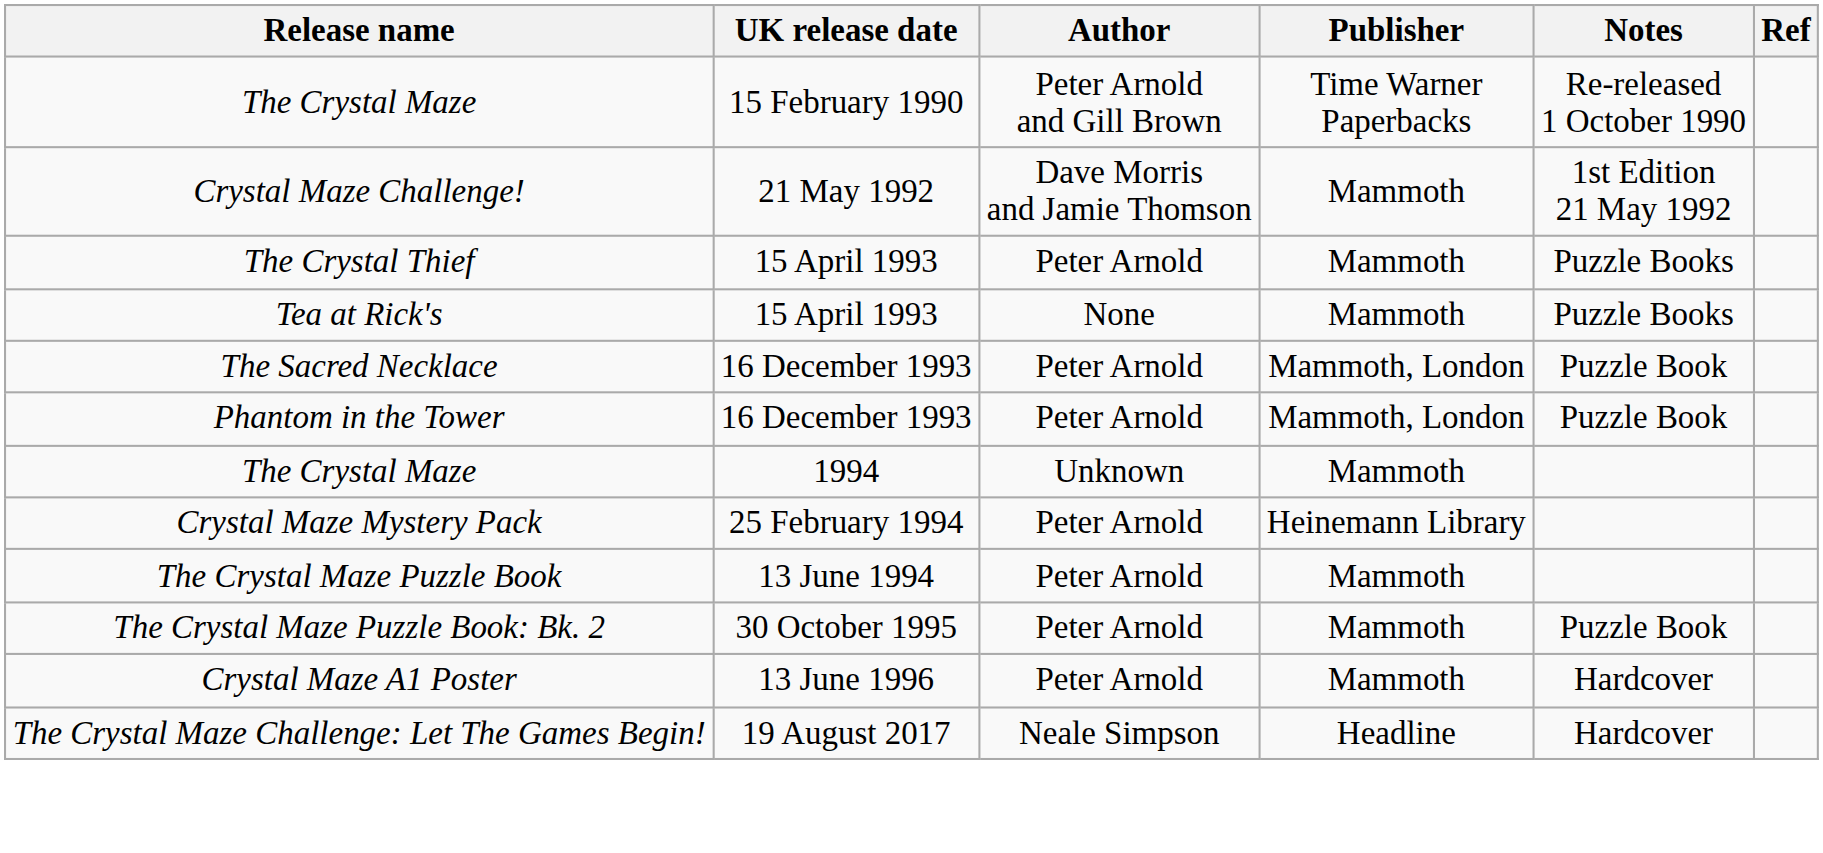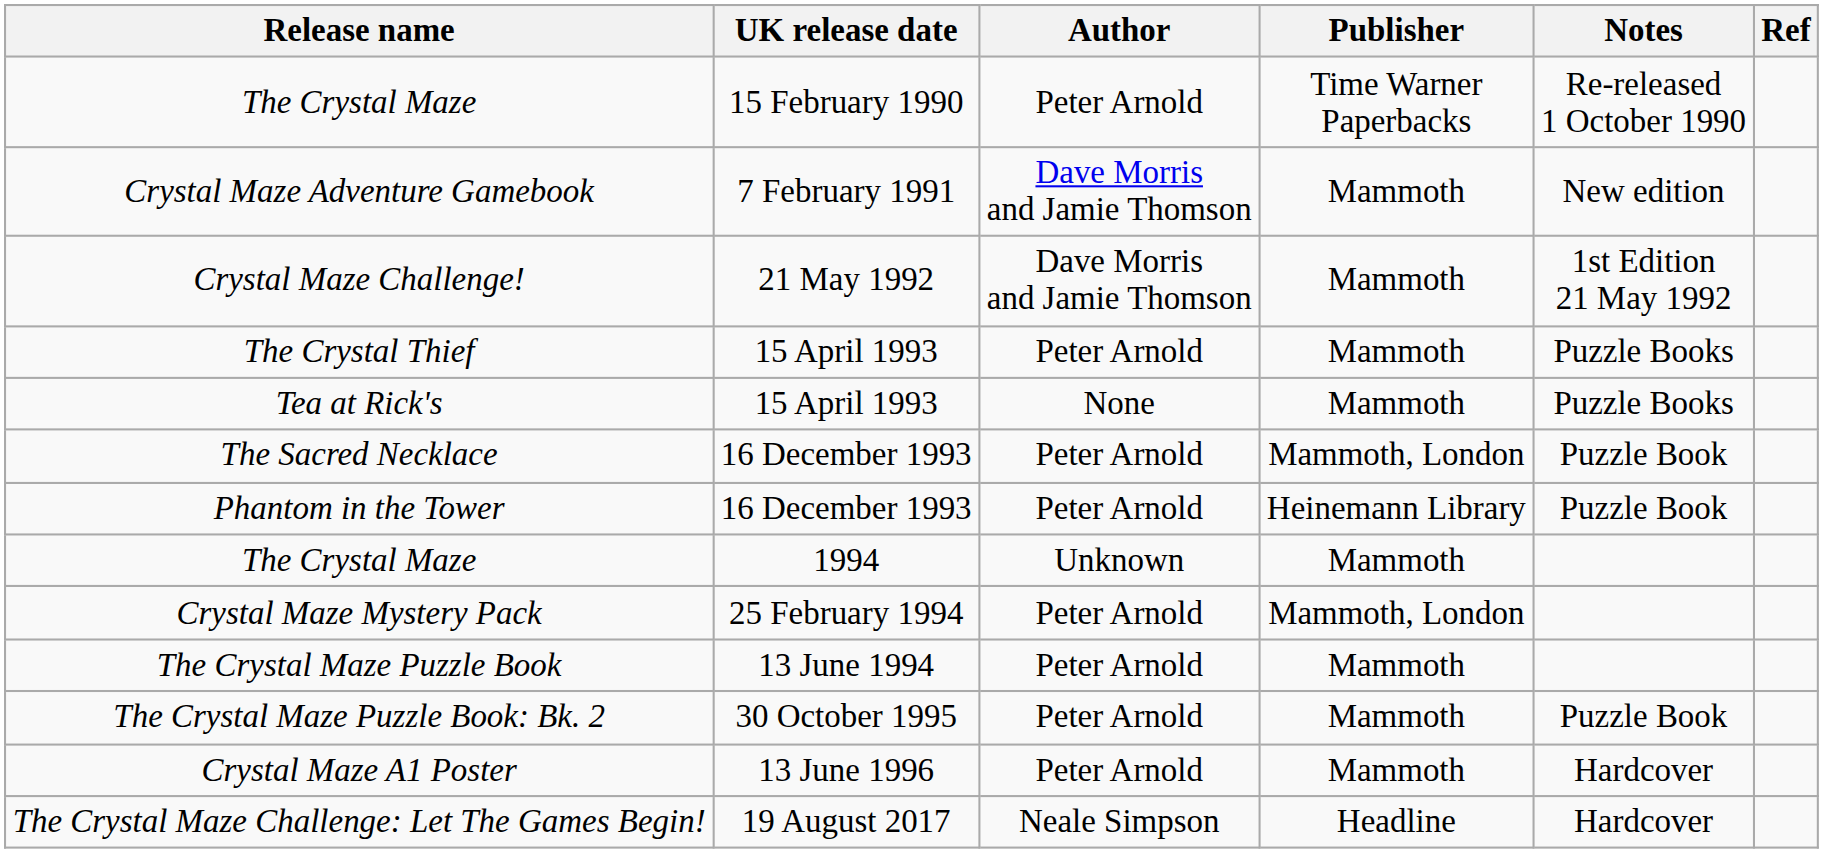(1119, 101) Peter Arnold and Gill Brown -> (1119, 101) Peter Arnold
+ row: (359, 190)
(1396, 418) Mammoth, London -> (1396, 507) Heinemann Library
(1396, 522) Heinemann Library -> (1396, 612) Mammoth, London
